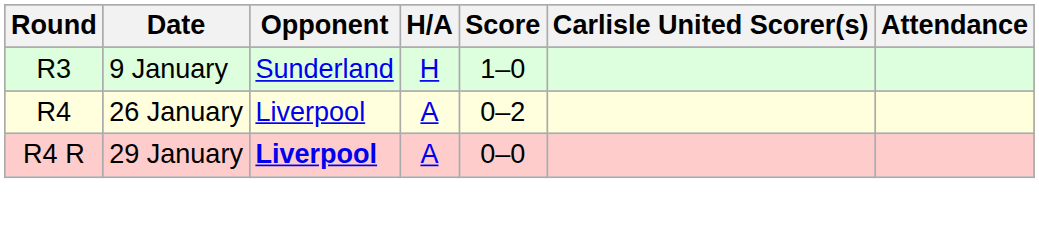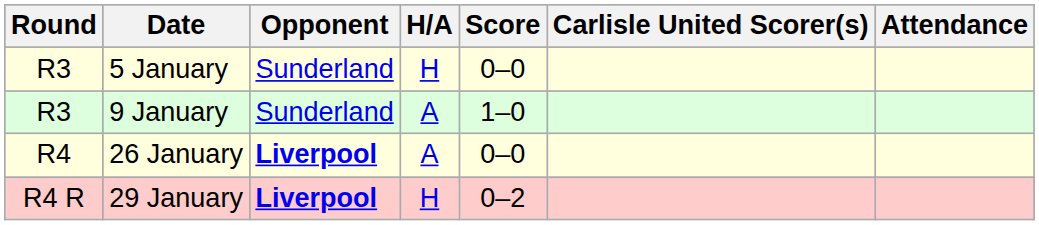+ row: (169, 68)
(429, 68) H -> (429, 111) A
(310, 111) normal -> (316, 154) bold
(503, 111) 0–2 -> (503, 154) 0–0
(429, 154) A -> (429, 197) H
(503, 154) 0–0 -> (503, 197) 0–2
